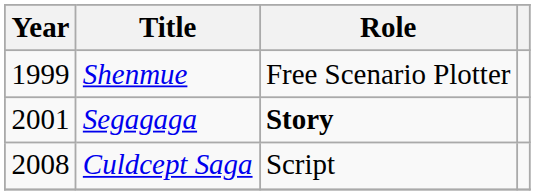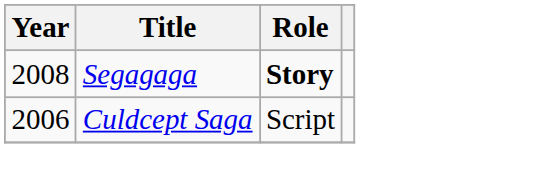- row: (135, 73)
(41, 119) 2001 -> (41, 73) 2008
(41, 165) 2008 -> (41, 119) 2006
